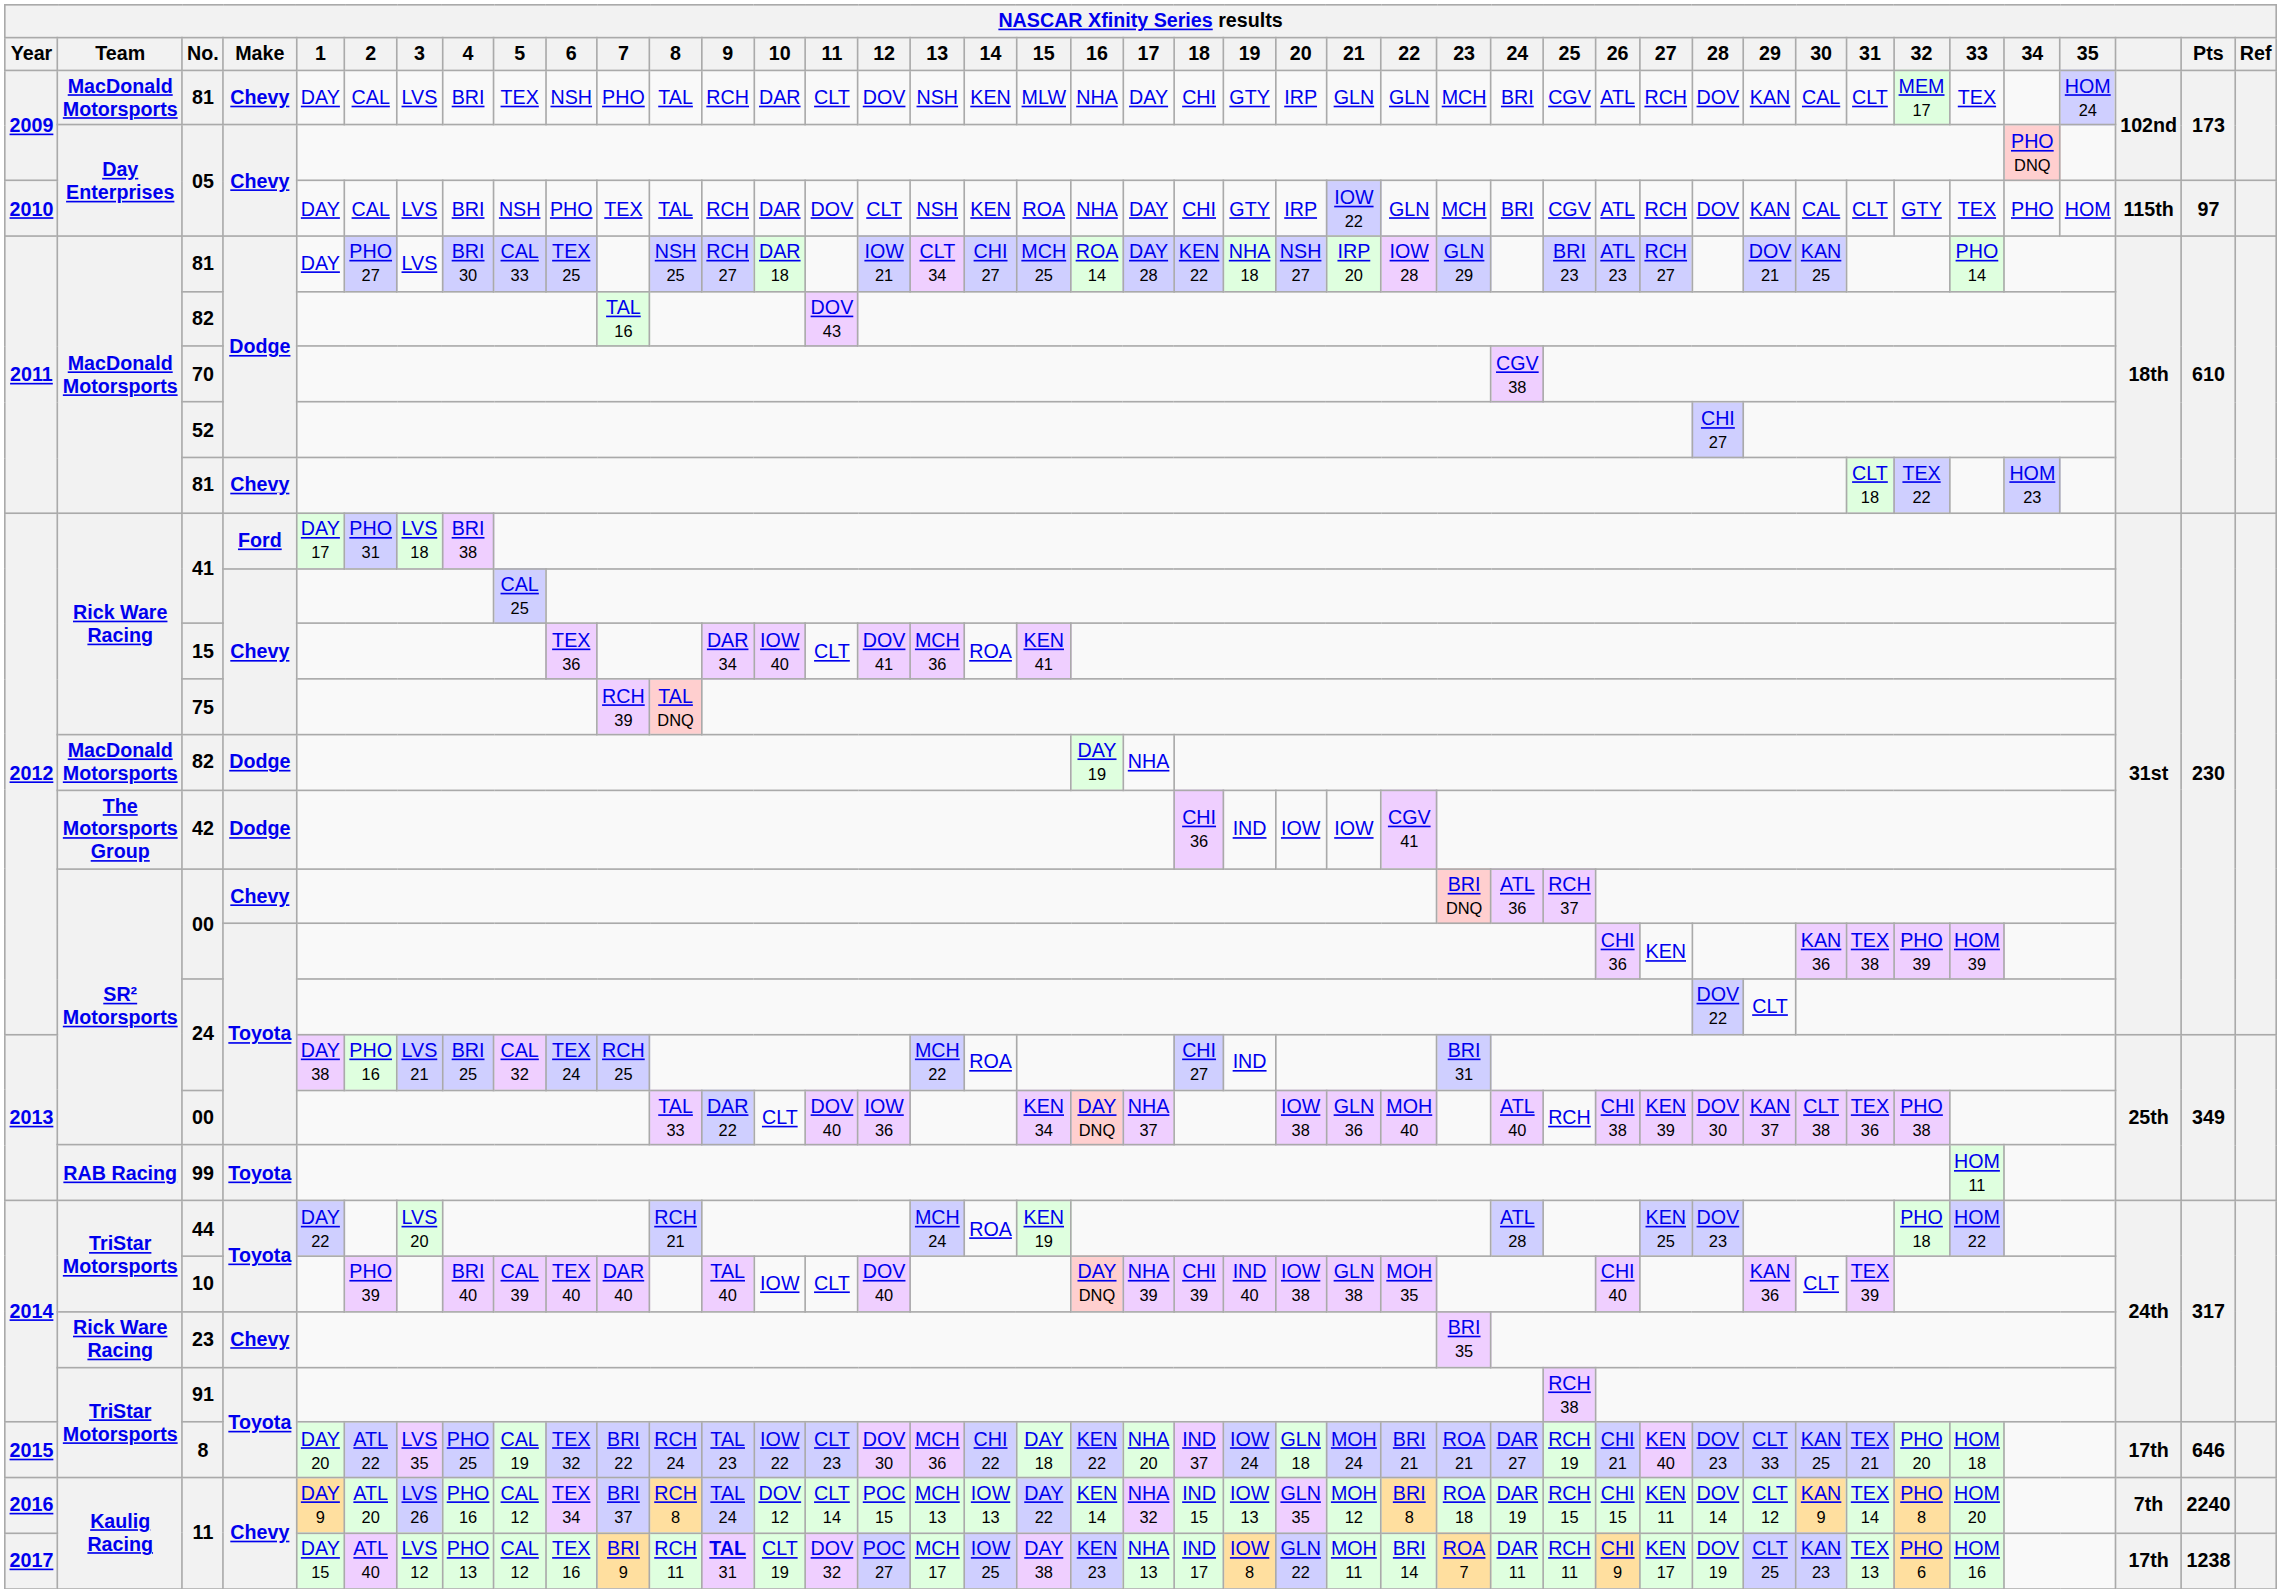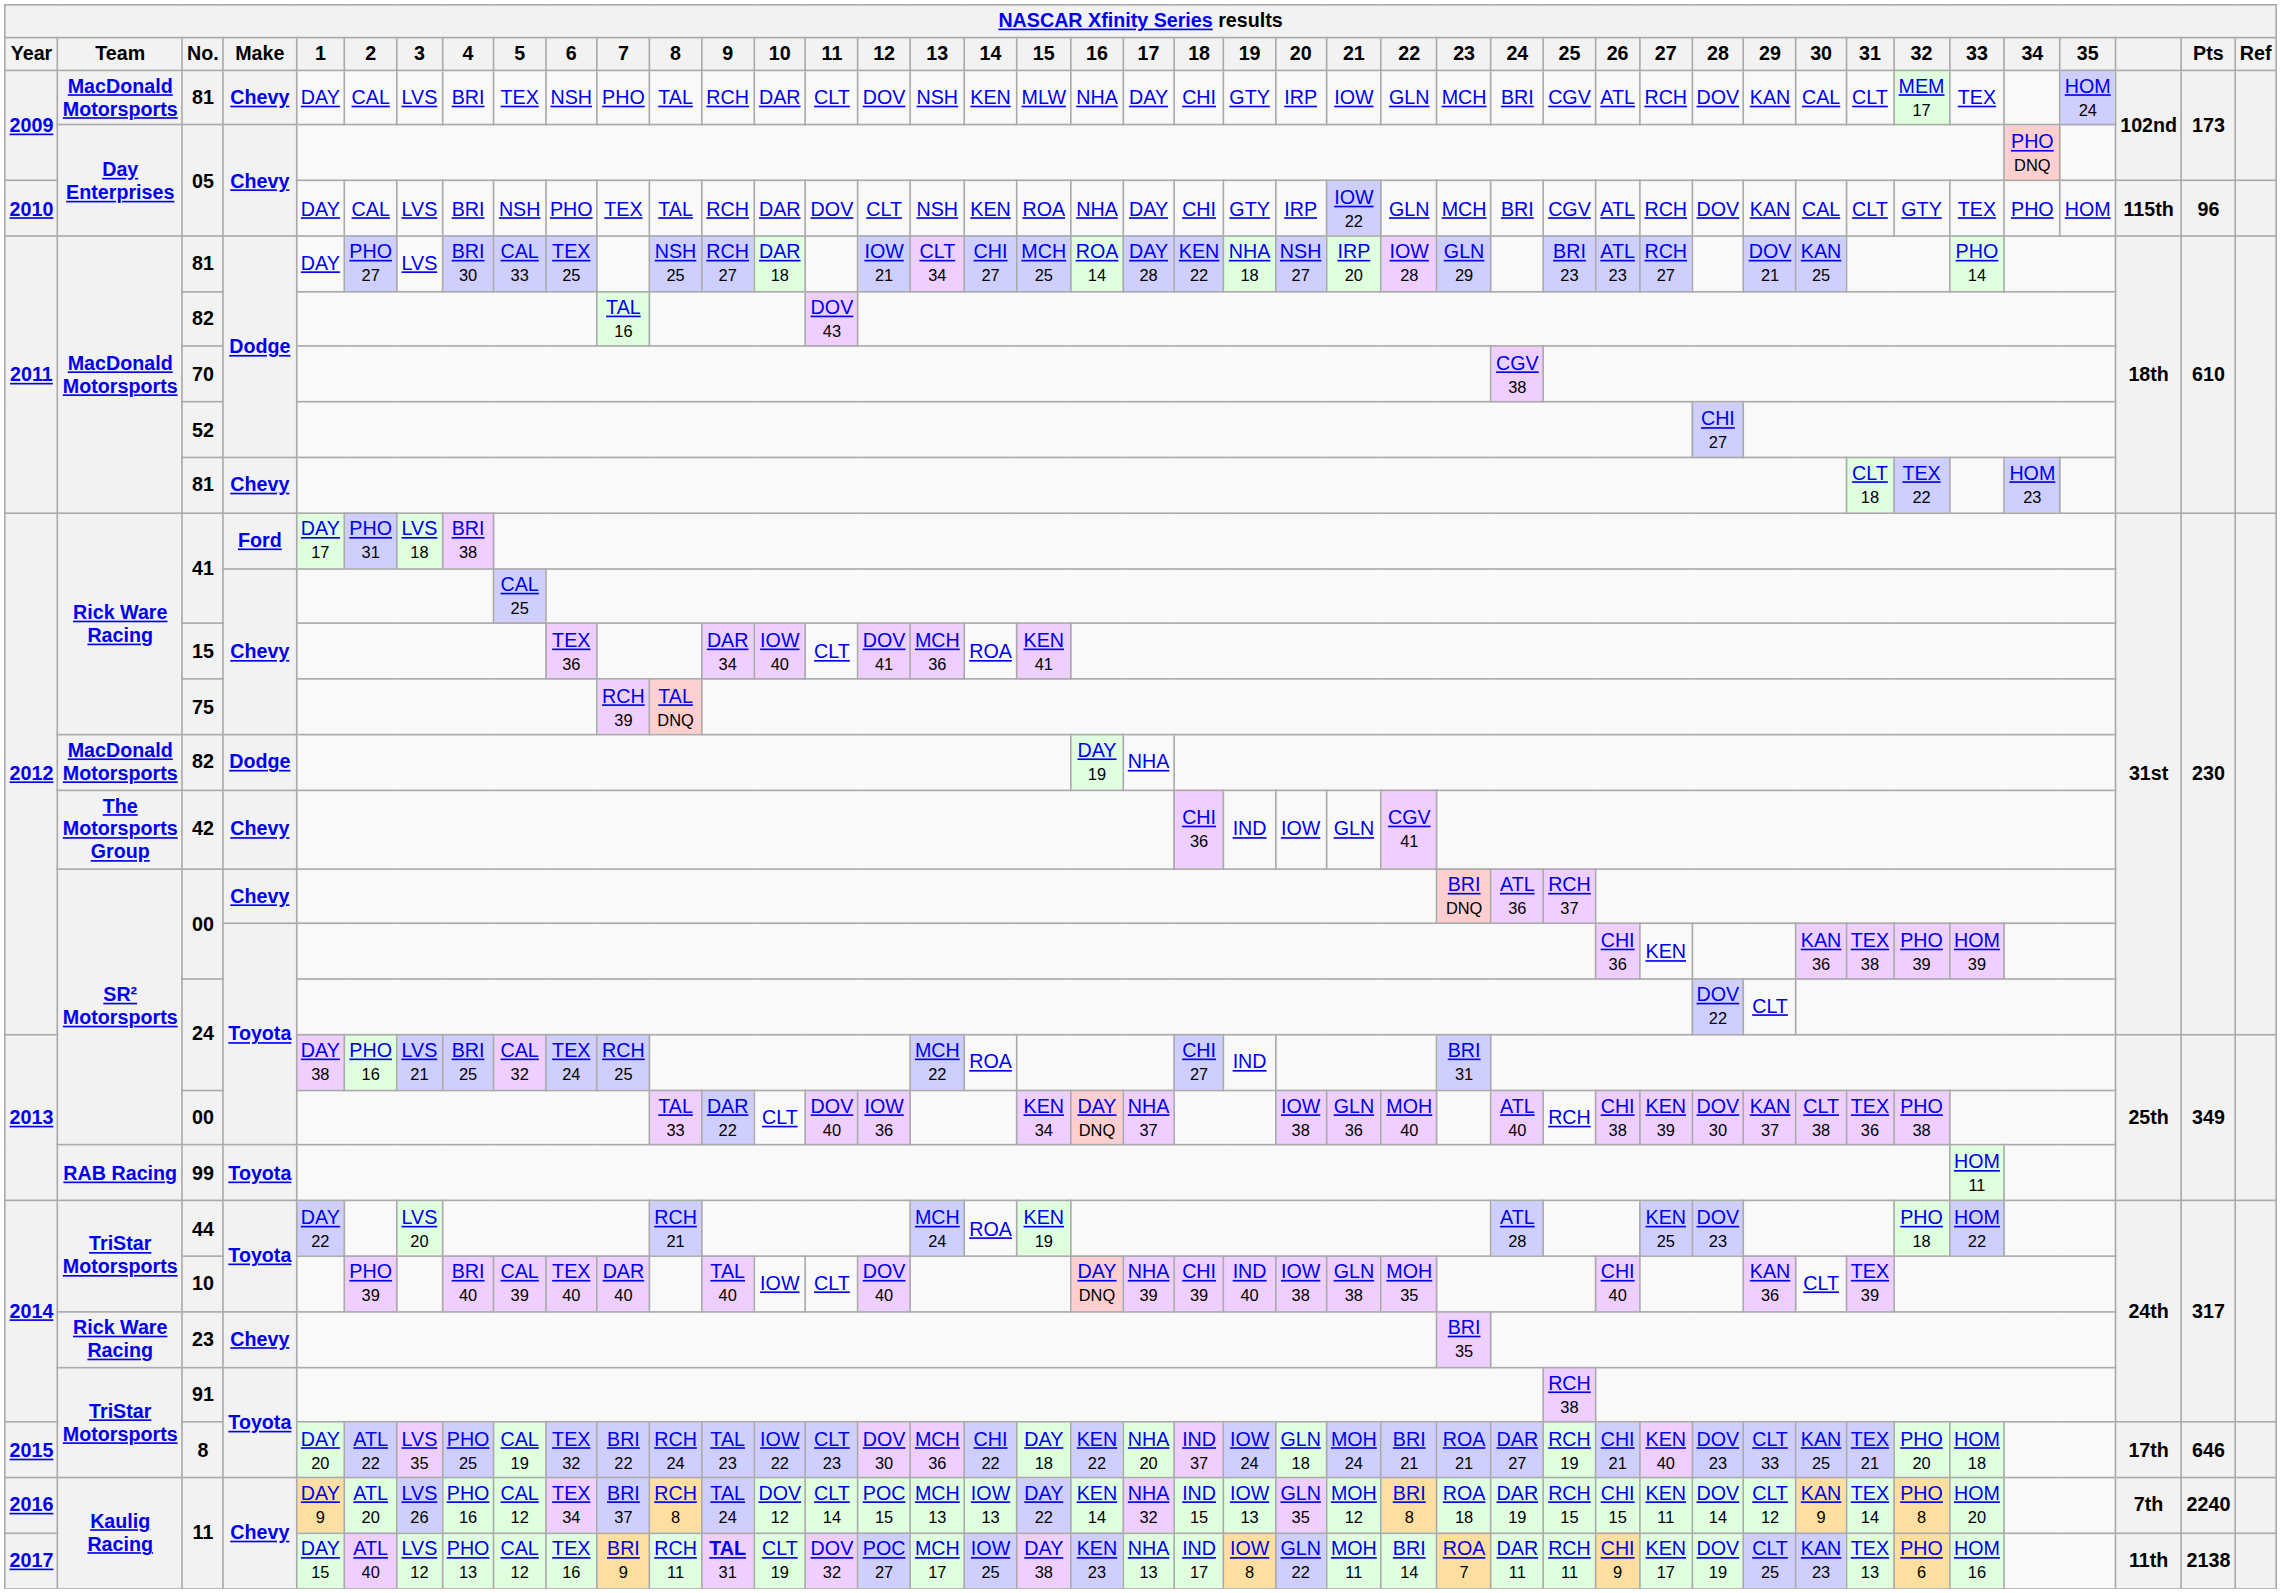(1354, 97) GLN -> (1354, 97) IOW
(2208, 208) 97 -> (2208, 208) 96
(260, 829) Dodge -> (260, 829) Chevy
(1354, 829) IOW -> (1354, 829) GLN
(2149, 1561) 17th -> (2149, 1561) 11th
(2208, 1561) 1238 -> (2208, 1561) 2138
